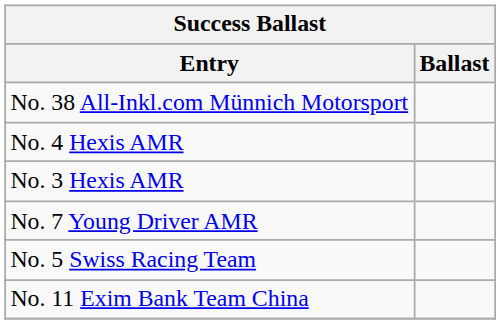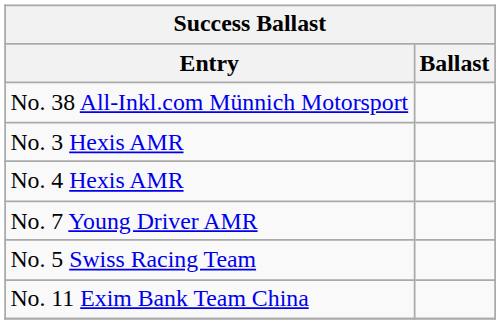rows swapped: (97, 180) <-> (97, 141)
